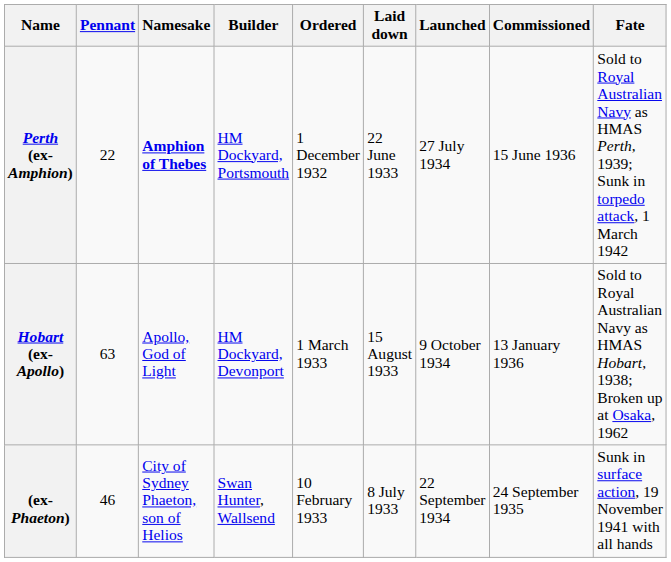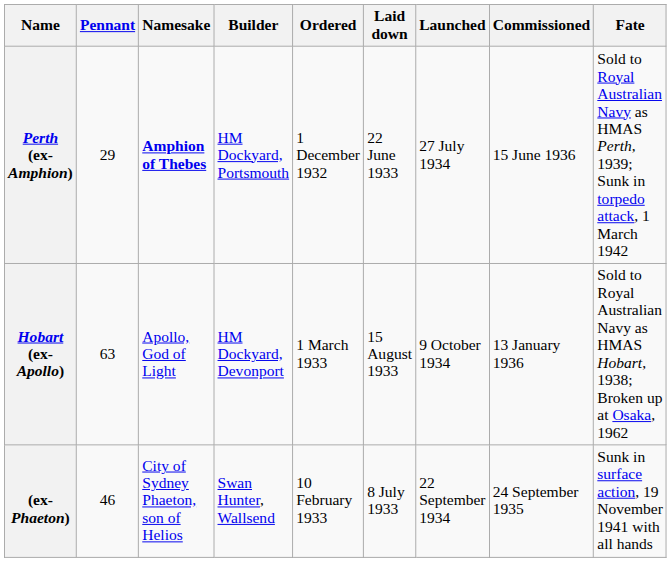(108, 154) 22 -> (108, 154) 29
